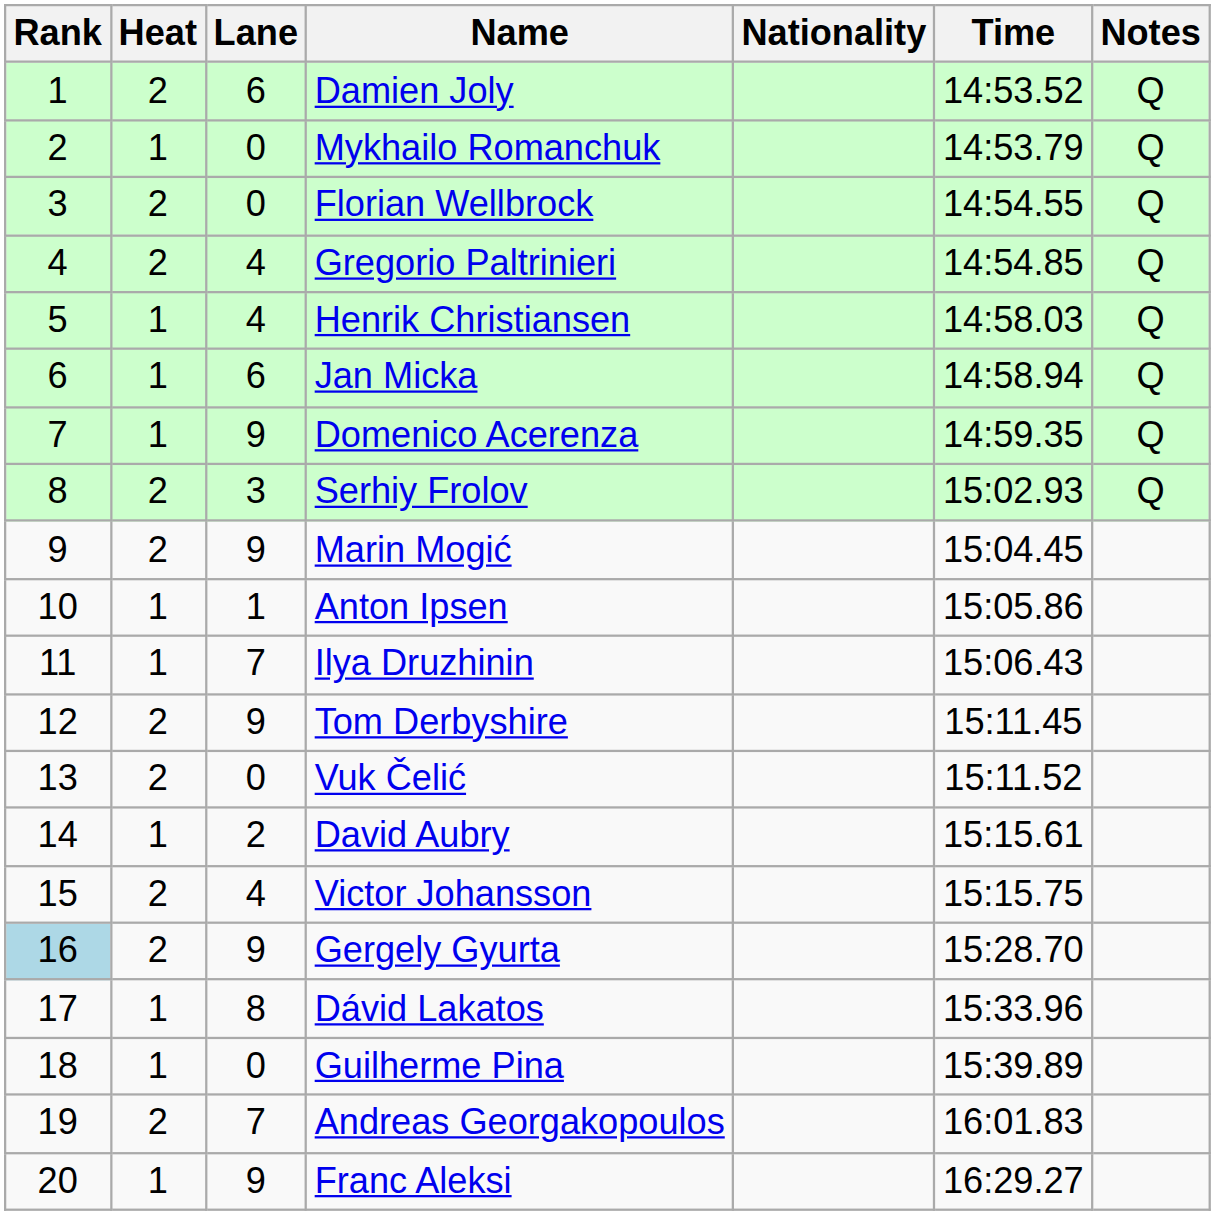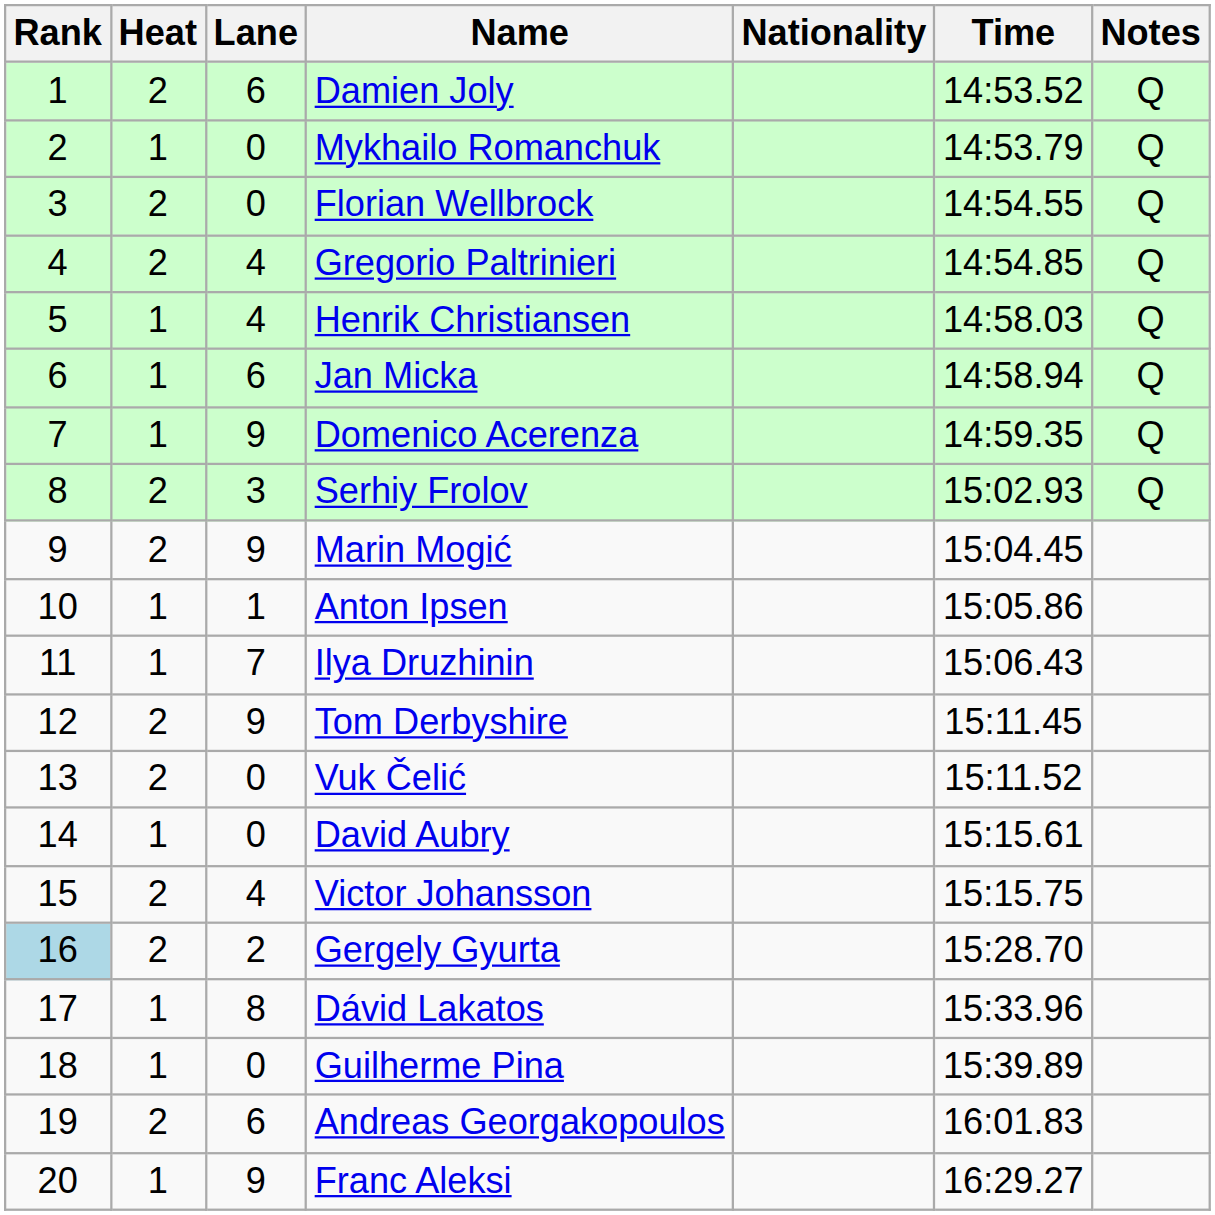(256, 836) 2 -> (256, 836) 0
(256, 950) 9 -> (256, 950) 2
(256, 1122) 7 -> (256, 1122) 6
